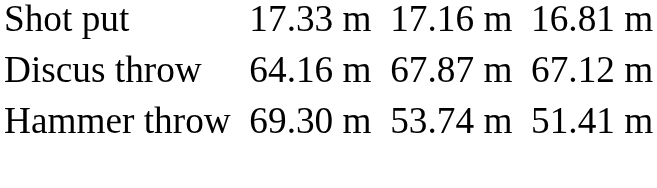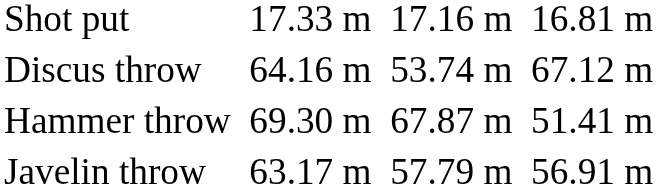(451, 69) 67.87 m -> (451, 69) 53.74 m
(451, 120) 53.74 m -> (451, 120) 67.87 m
+ row: (105, 172)
